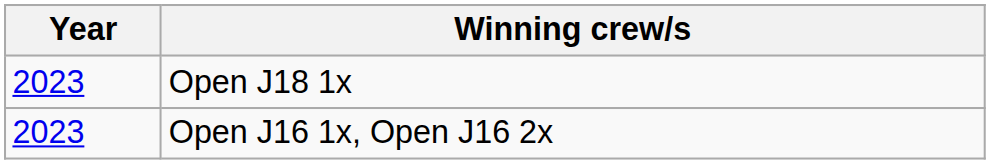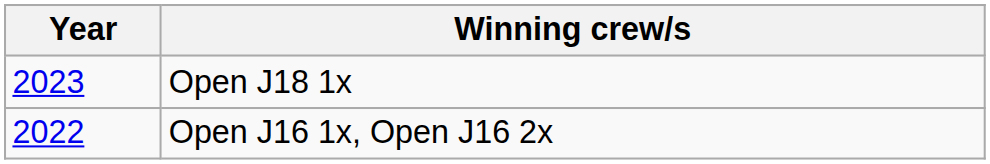(48, 132) 2023 -> (48, 132) 2022
